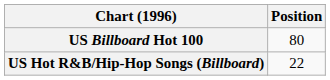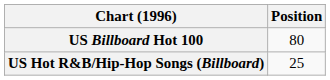(297, 63) 22 -> (297, 63) 25
